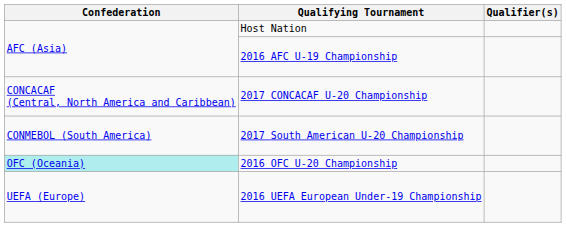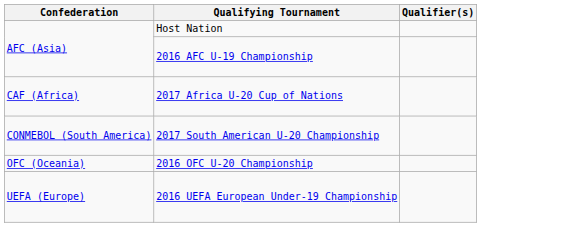+ row: (250, 96)
- row: (334, 96)
(46, 163) paleturquoise background -> (46, 163) no background
